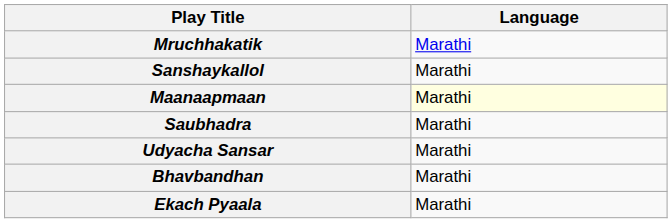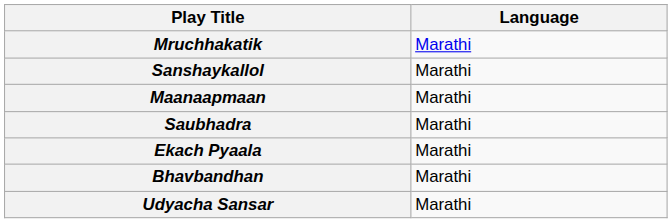(443, 97) lightyellow background -> (443, 97) no background
rows swapped: (208, 204) <-> (208, 151)
